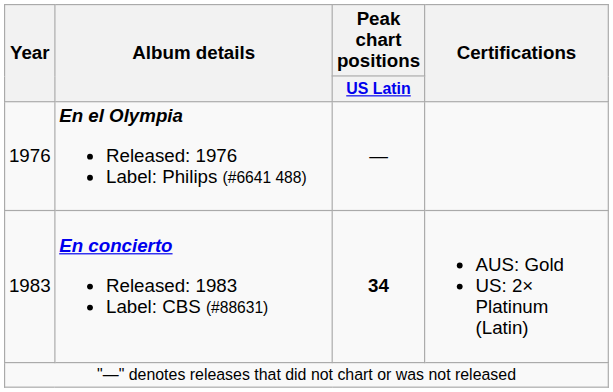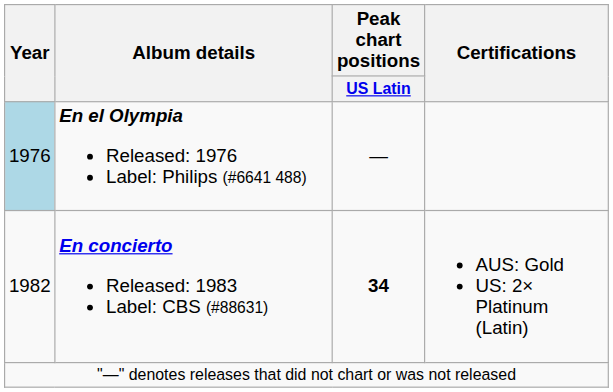(30, 156) no background -> (30, 156) lightblue background
(30, 286) 1983 -> (30, 286) 1982
